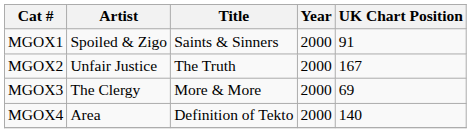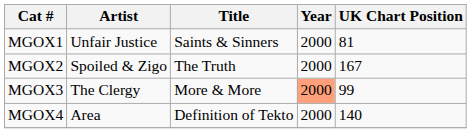(119, 41) Spoiled & Zigo -> (114, 41) Unfair Justice
(347, 41) 91 -> (347, 41) 81
(114, 66) Unfair Justice -> (119, 66) Spoiled & Zigo
(316, 90) no background -> (316, 90) lightsalmon background
(347, 90) 69 -> (347, 90) 99
